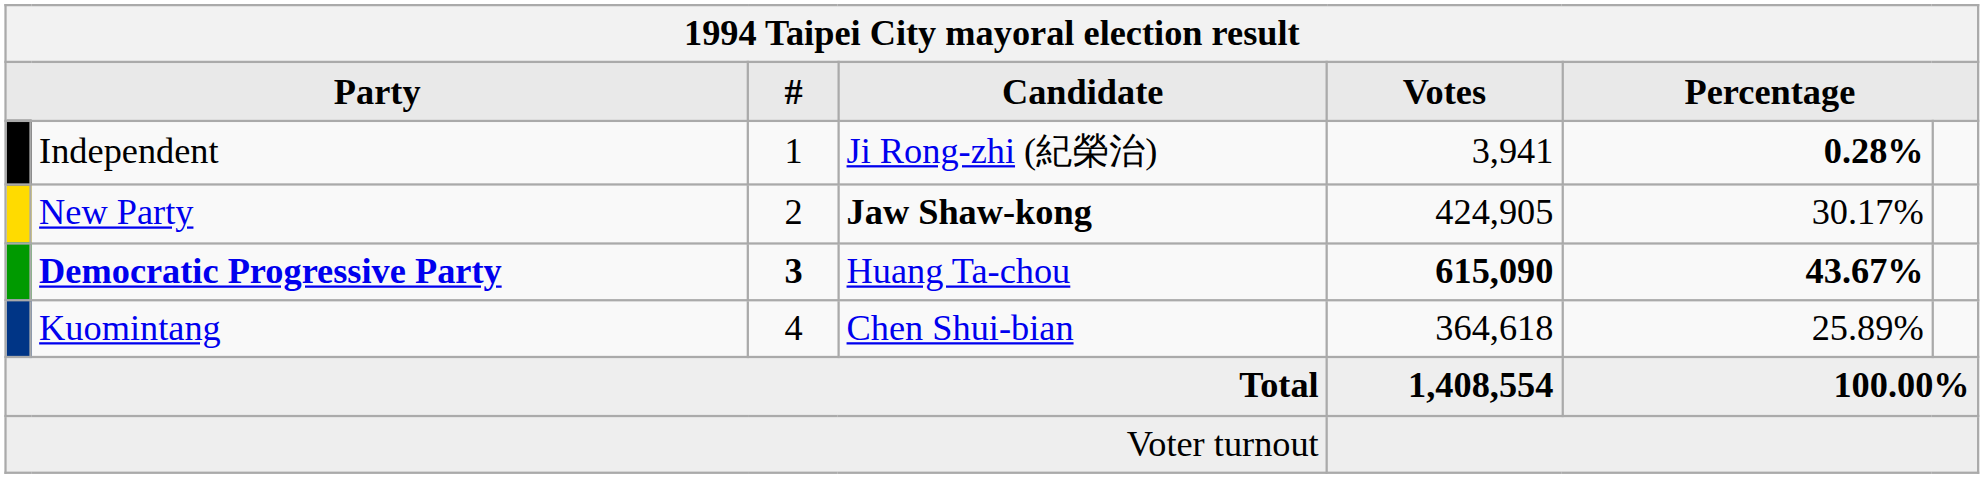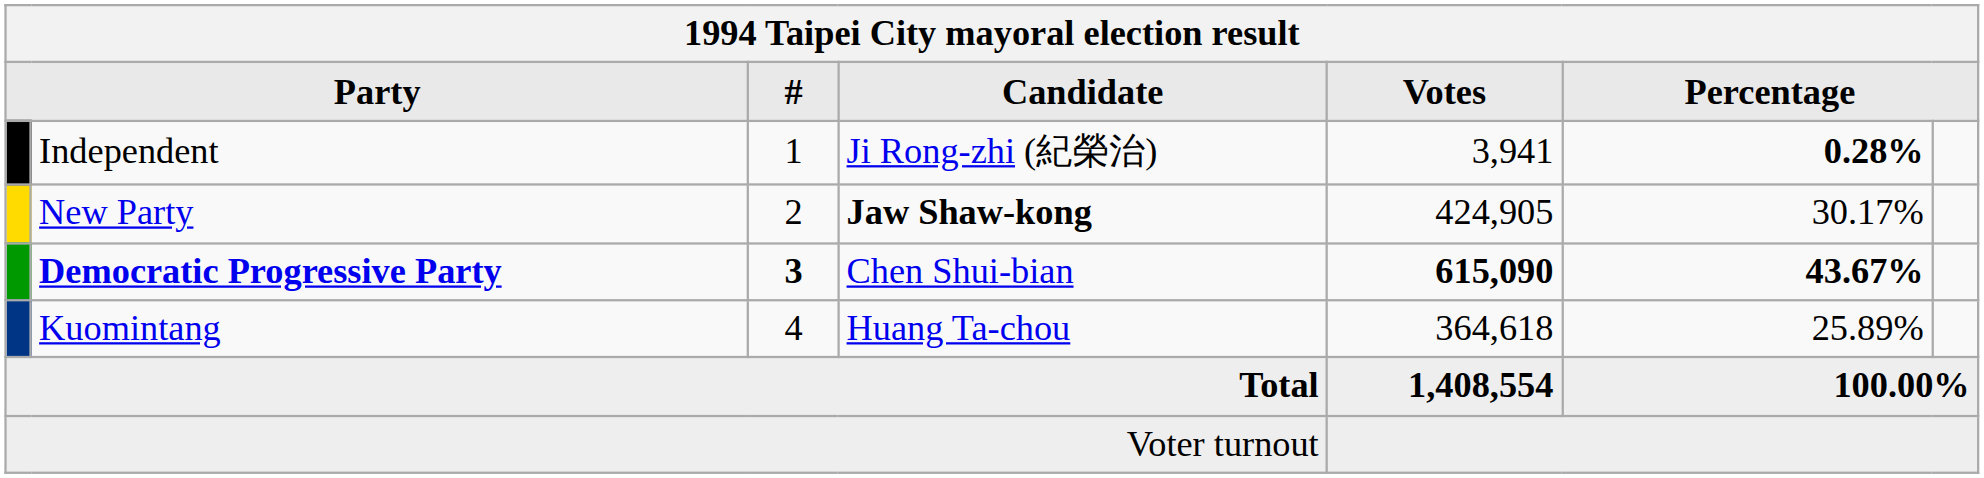(958, 270) Huang Ta-chou -> (960, 270) Chen Shui-bian
(960, 328) Chen Shui-bian -> (958, 328) Huang Ta-chou
